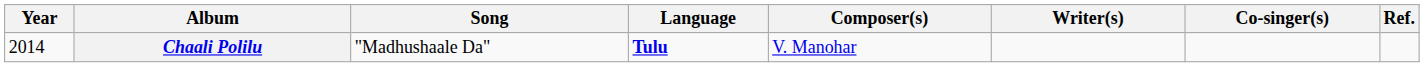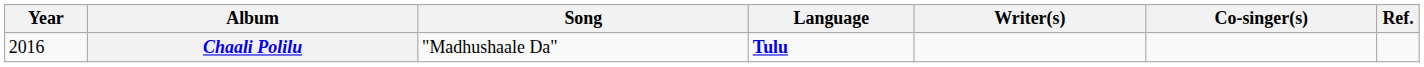- column: (879, 18)
(27, 47) 2014 -> (27, 47) 2016
